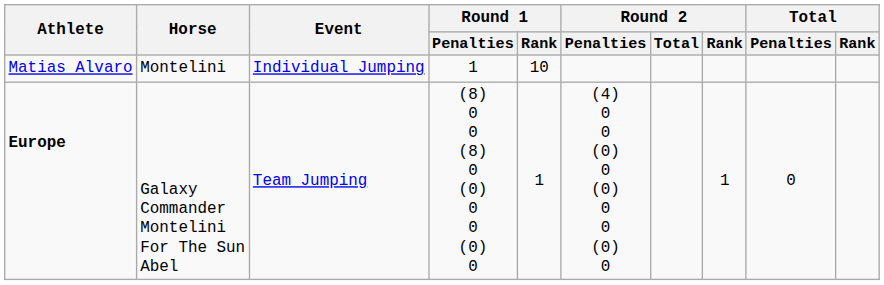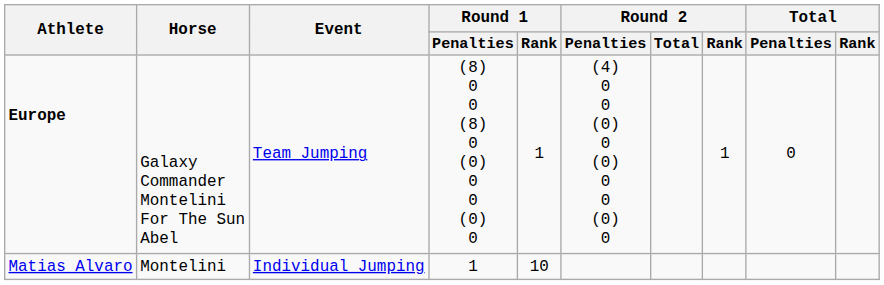rows swapped: (71, 68) <-> (37, 143)
